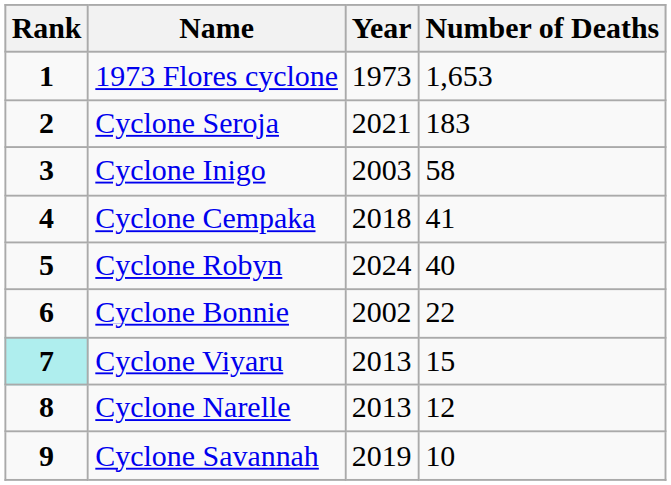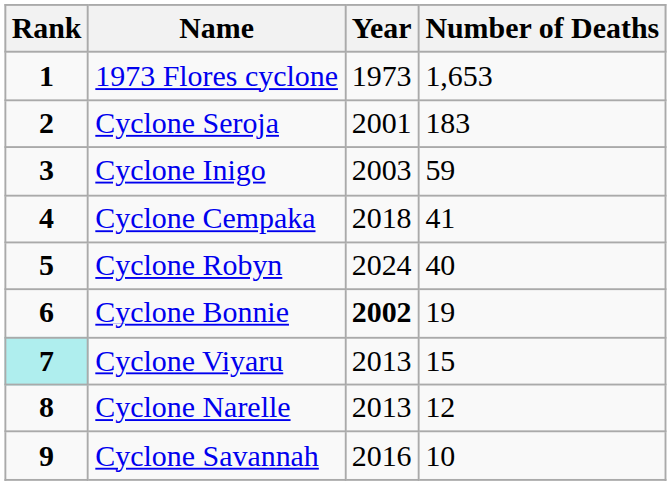(382, 123) 2021 -> (382, 123) 2001
(440, 170) 58 -> (440, 170) 59
(382, 312) normal -> (382, 312) bold
(440, 312) 22 -> (440, 312) 19
(382, 455) 2019 -> (382, 455) 2016
